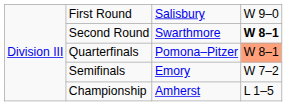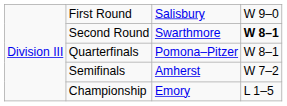(261, 52) lightsalmon background -> (261, 52) no background
(173, 71) Emory -> (178, 71) Amherst
(178, 91) Amherst -> (173, 91) Emory
